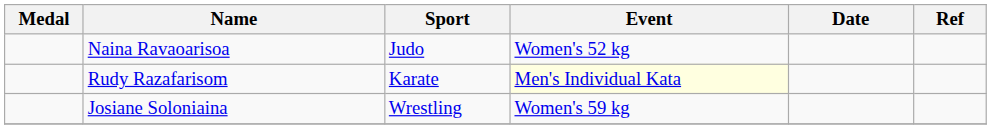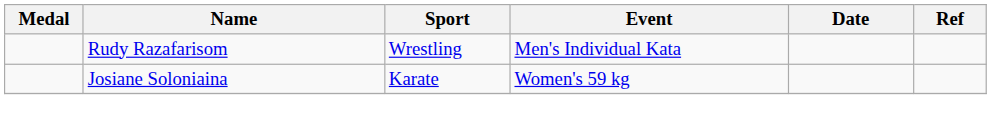- row: (159, 49)
(414, 78) Karate -> (425, 49) Wrestling
(598, 78) lightyellow background -> (598, 49) no background
(425, 108) Wrestling -> (414, 78) Karate
